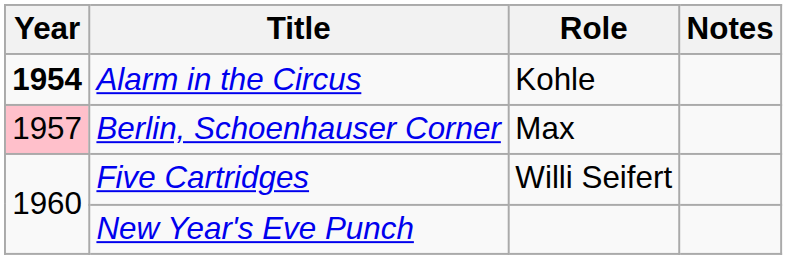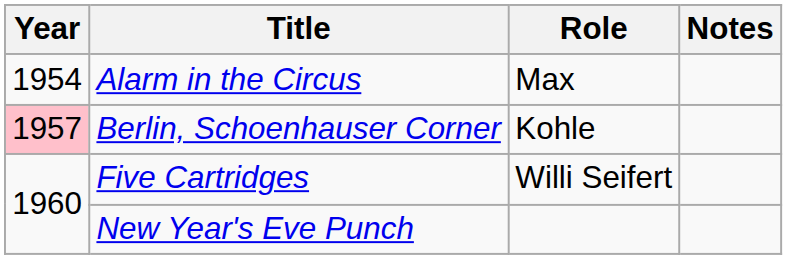(47, 79) bold -> (47, 79) normal
(555, 79) Kohle -> (545, 79) Max
(545, 128) Max -> (555, 128) Kohle
